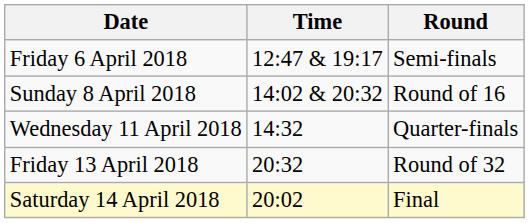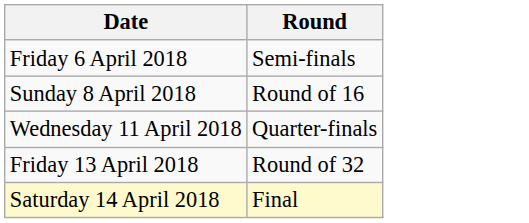- column: (317, 22)
